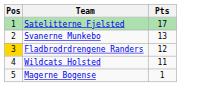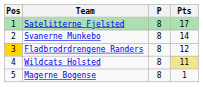+ column: (159, 11)
(162, 37) 13 -> (184, 37) 14
(162, 62) no background -> (184, 62) khaki background
